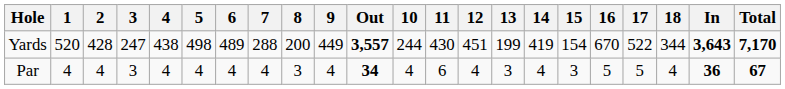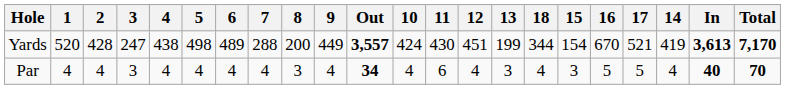columns swapped: (541, 17) <-> (673, 17)
(409, 44) 244 -> (409, 44) 424
(640, 44) 522 -> (640, 44) 521
(712, 44) 3,643 -> (712, 44) 3,613
(712, 71) 36 -> (712, 71) 40
(758, 71) 67 -> (758, 71) 70
